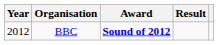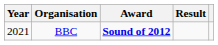(18, 31) 2012 -> (18, 31) 2021
